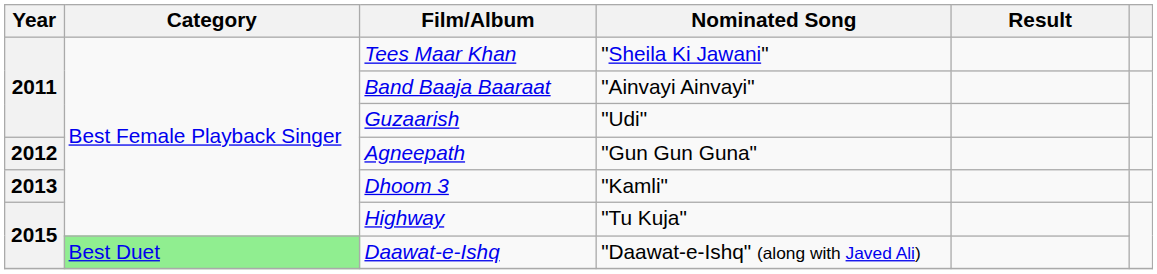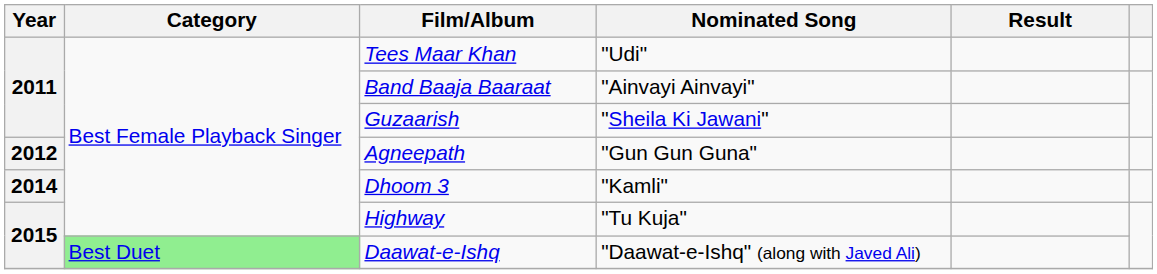(685, 53) "Sheila Ki Jawani" -> (624, 53) "Udi"
(624, 119) "Udi" -> (685, 119) "Sheila Ki Jawani"
(34, 185) 2013 -> (34, 185) 2014
